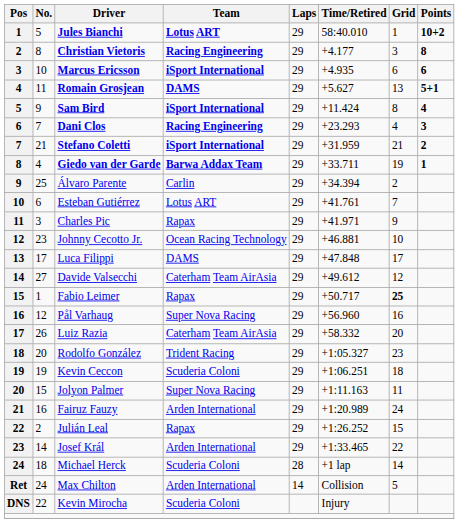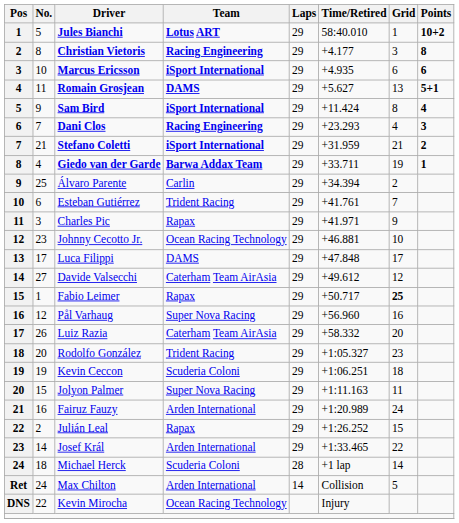(191, 201) Lotus ART -> (200, 201) Trident Racing
(203, 503) Scuderia Coloni -> (226, 503) Ocean Racing Technology
